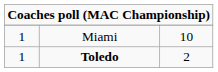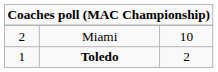(22, 36) 1 -> (22, 36) 2
